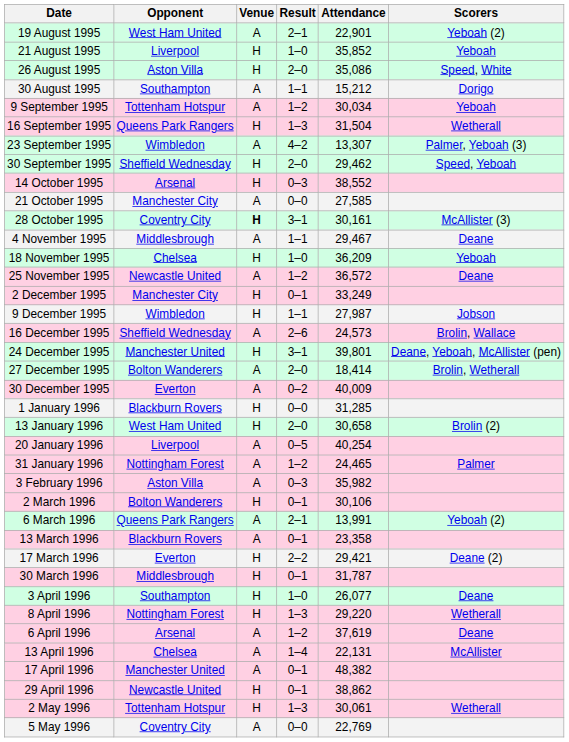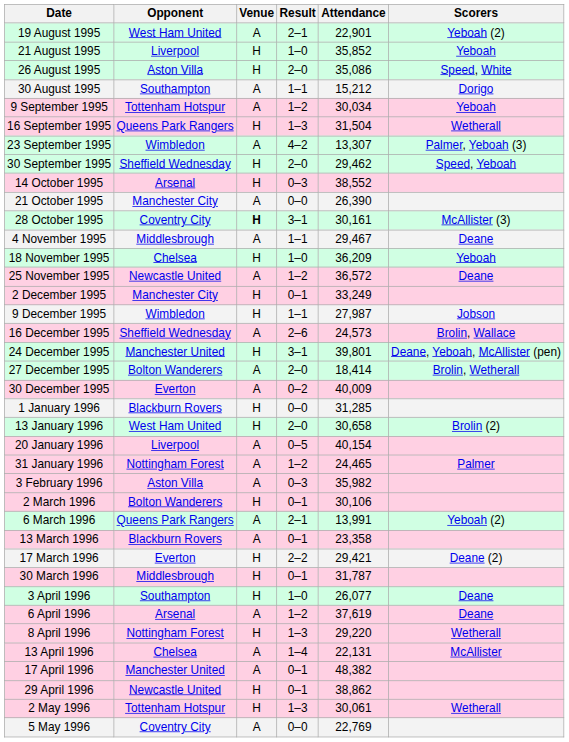(353, 201) 27,585 -> (353, 201) 26,390
(353, 445) 40,254 -> (353, 445) 40,154
rows swapped: (59, 633) <-> (59, 614)
